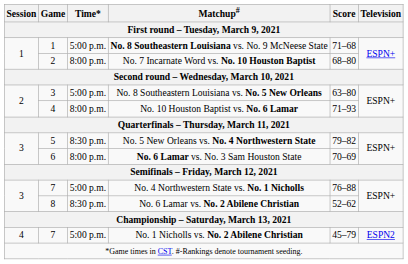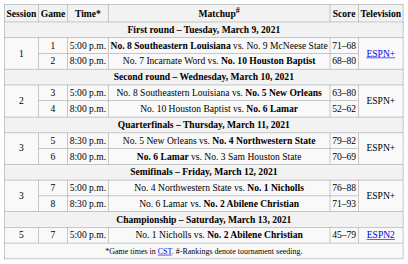(344, 109) 71–93 -> (344, 109) 52–62
(344, 203) 52–62 -> (344, 203) 71–93
(21, 235) 4 -> (21, 235) 5
